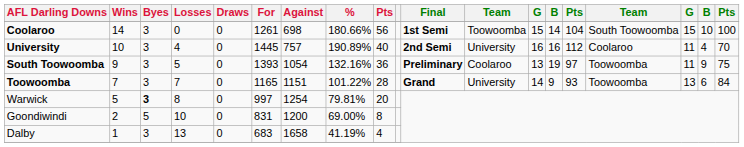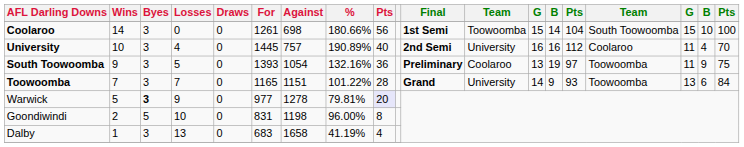(177, 99) 8 -> (177, 99) 9
(263, 99) 997 -> (263, 99) 977
(295, 99) 1254 -> (295, 99) 1278
(382, 99) no background -> (382, 99) lavender background
(295, 116) 1200 -> (295, 116) 1198
(347, 116) 69.00% -> (347, 116) 96.00%
